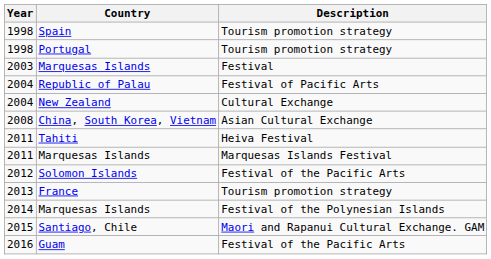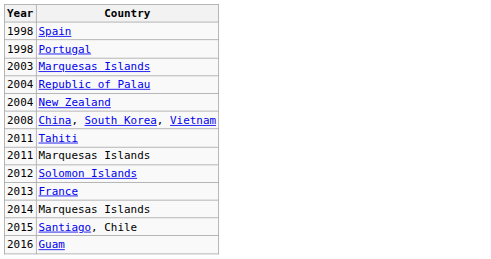- column: (353, 13)
